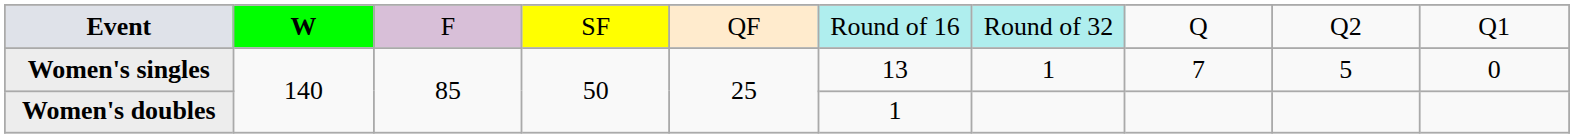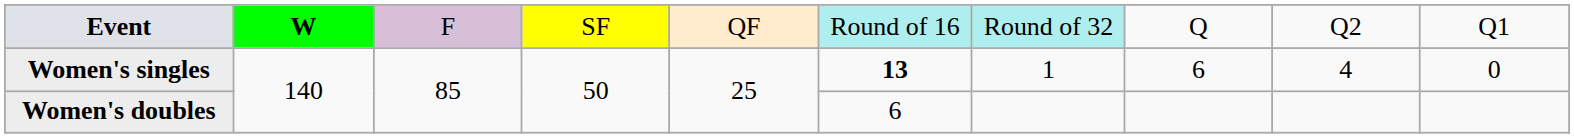(895, 69) normal -> (895, 69) bold
(1198, 69) 7 -> (1198, 69) 6
(1346, 69) 5 -> (1346, 69) 4
(895, 111) 1 -> (895, 111) 6
